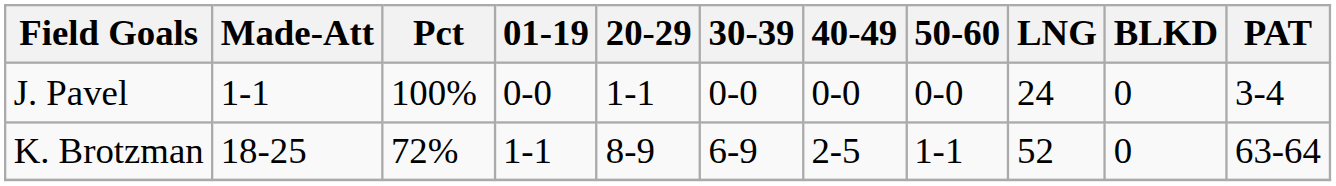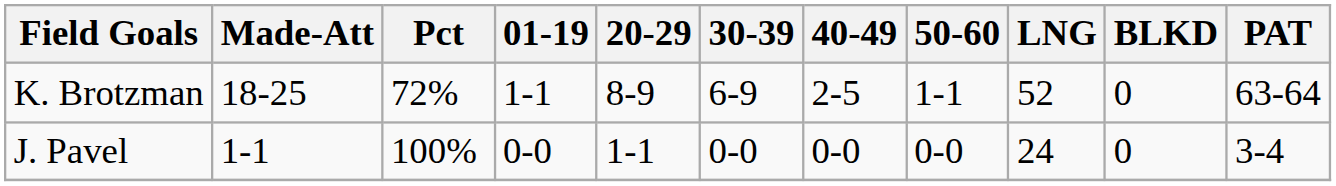rows swapped: (109, 150) <-> (71, 92)
